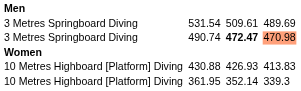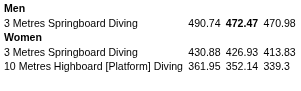- row: (204, 23)
(280, 38) lightsalmon background -> (280, 23) no background
(93, 67) 10 Metres Highboard [Platform] Diving -> (71, 52) 3 Metres Springboard Diving
